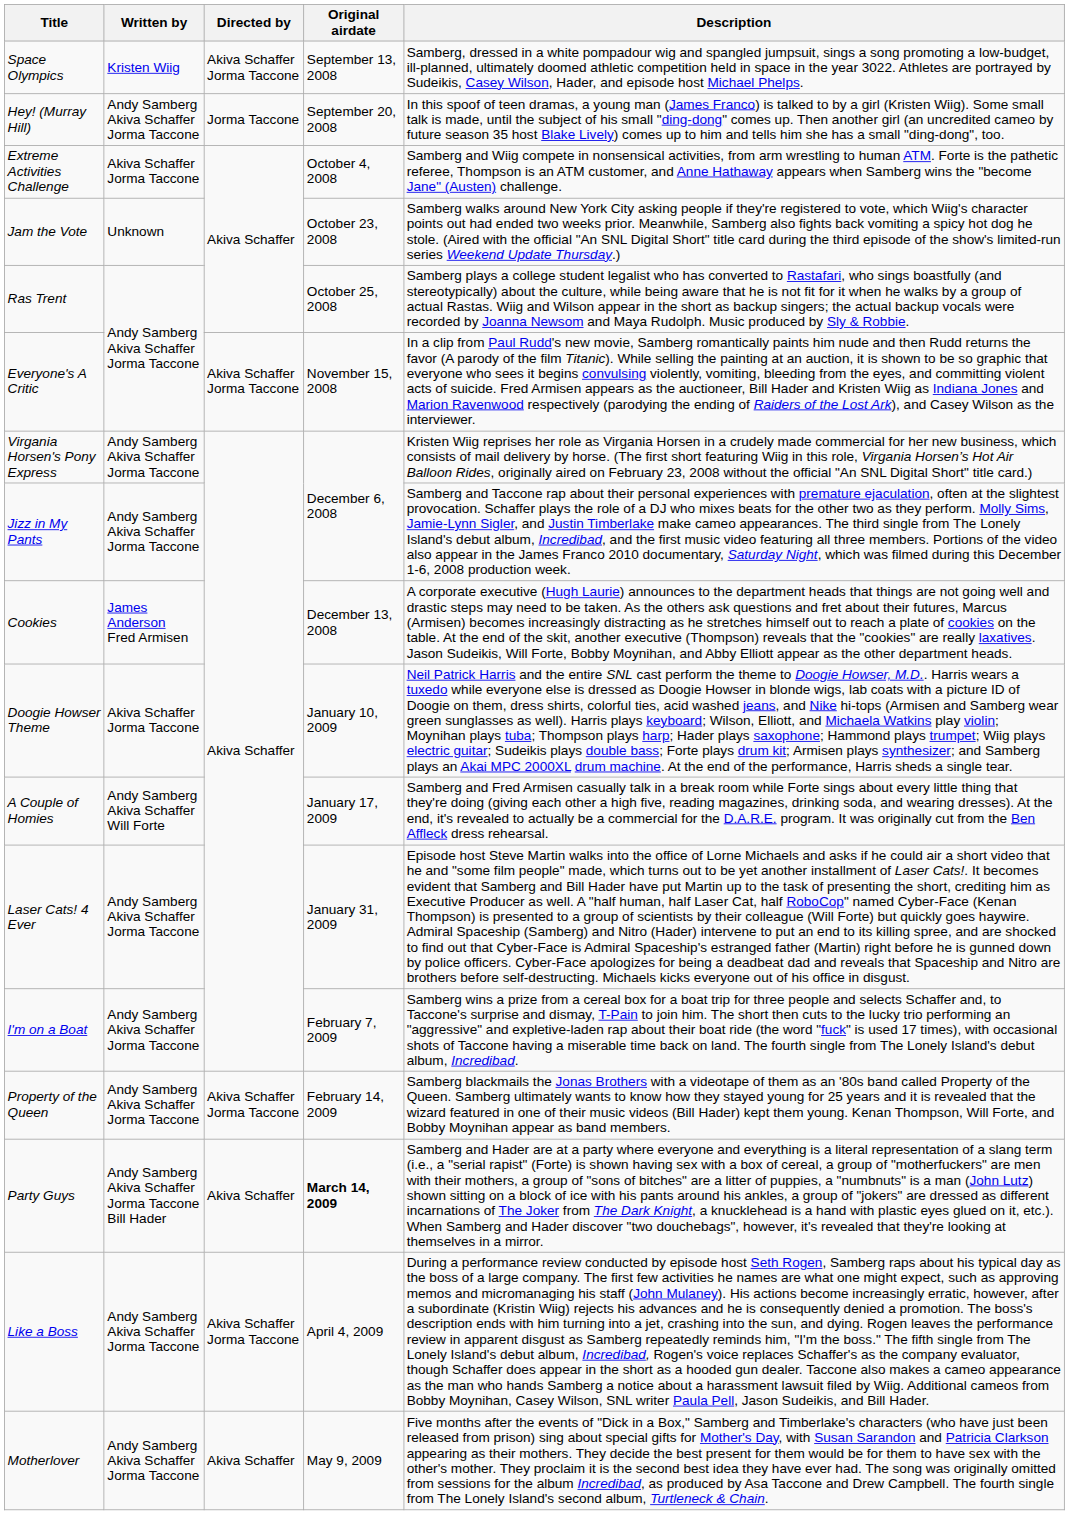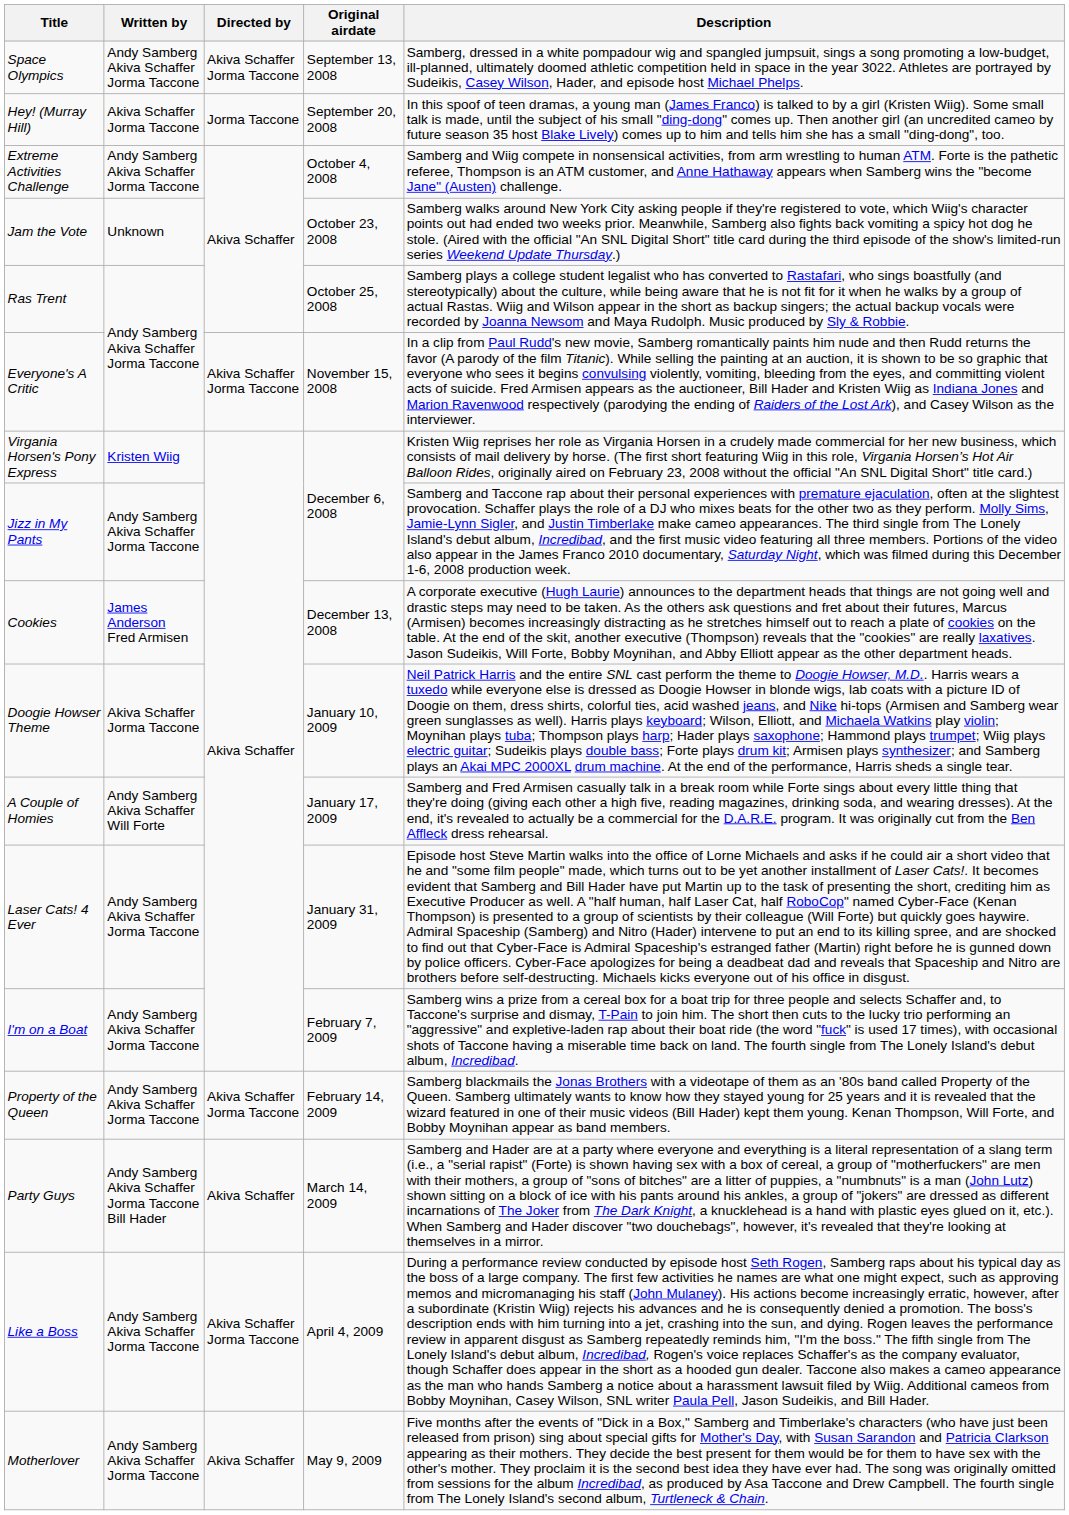(144, 67) Kristen Wiig -> (153, 67) Andy Samberg Akiva Schaffer Jorma Taccone
(153, 119) Andy Samberg Akiva Schaffer Jorma Taccone -> (153, 119) Akiva Schaffer Jorma Taccone
(153, 171) Akiva Schaffer Jorma Taccone -> (153, 171) Andy Samberg Akiva Schaffer Jorma Taccone
(153, 456) Andy Samberg Akiva Schaffer Jorma Taccone -> (144, 456) Kristen Wiig
(338, 1195) bold -> (337, 1195) normal
